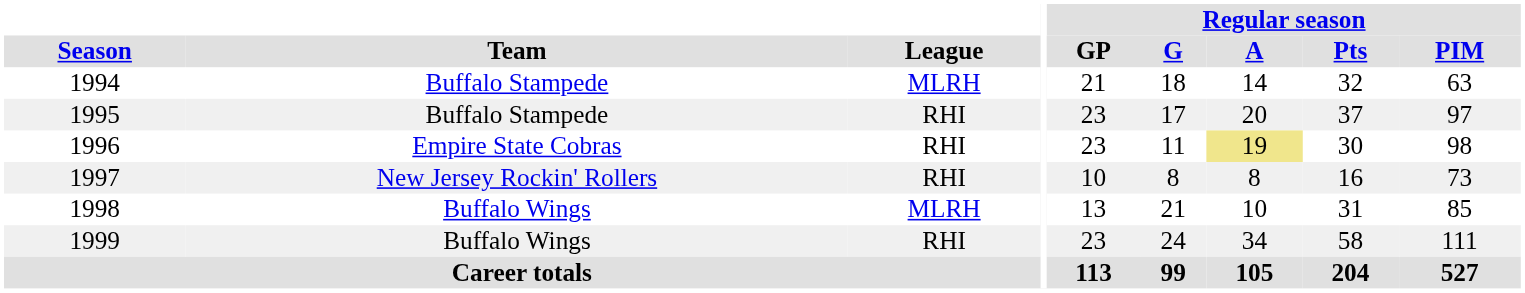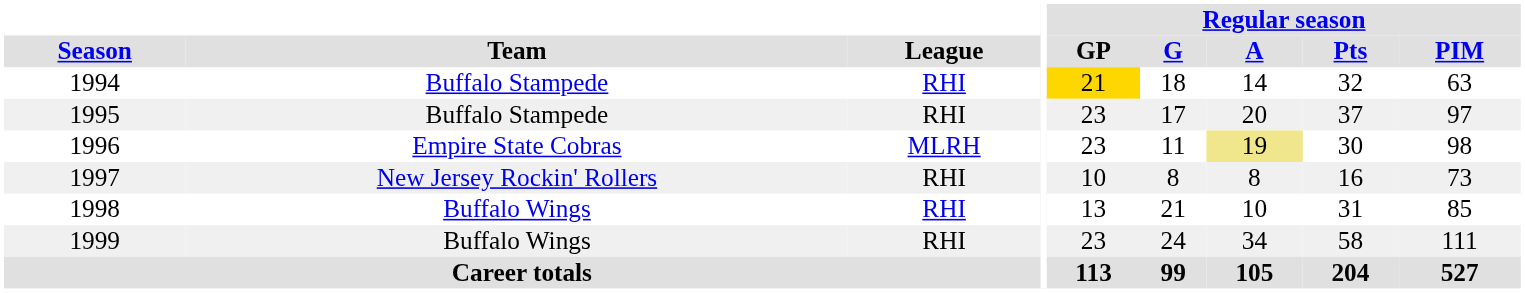(944, 82) MLRH -> (944, 82) RHI
(1094, 82) no background -> (1094, 82) gold background
(944, 145) RHI -> (944, 145) MLRH
(944, 209) MLRH -> (944, 209) RHI
